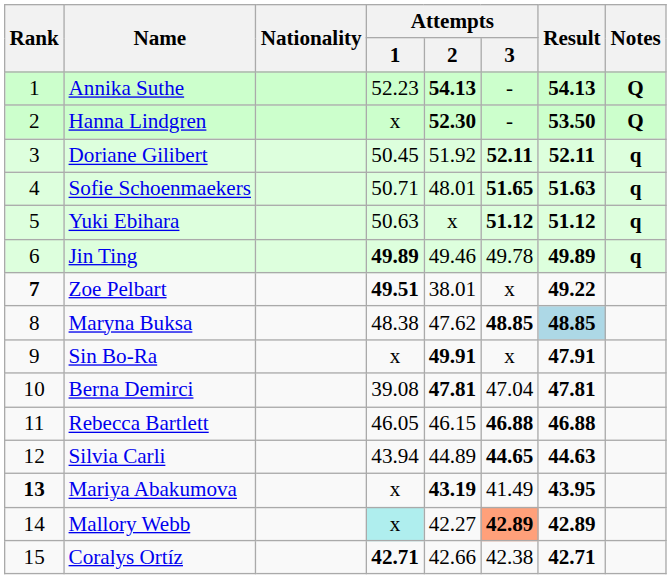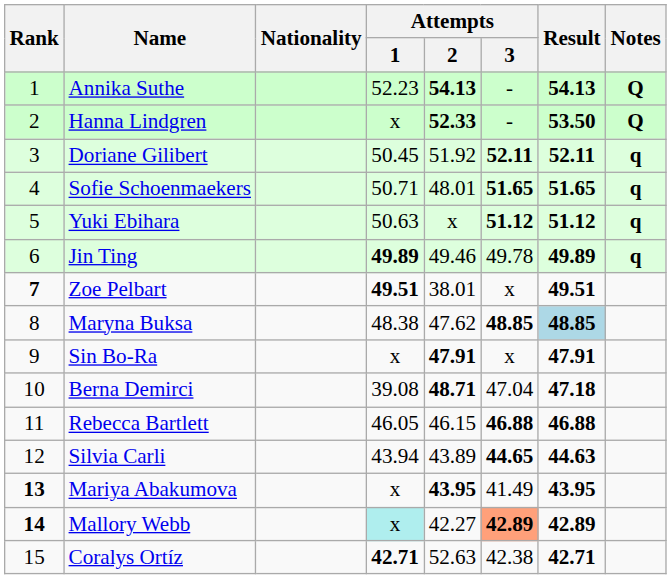(452, 121) 52.30 -> (452, 121) 52.33
(572, 188) 51.63 -> (572, 188) 51.65
(572, 289) 49.22 -> (572, 289) 49.51
(452, 356) 49.91 -> (452, 356) 47.91
(452, 389) 47.81 -> (452, 389) 48.71
(572, 389) 47.81 -> (572, 389) 47.18
(452, 456) 44.89 -> (452, 456) 43.89
(452, 490) 43.19 -> (452, 490) 43.95
(34, 523) normal -> (34, 523) bold
(452, 557) 42.66 -> (452, 557) 52.63
